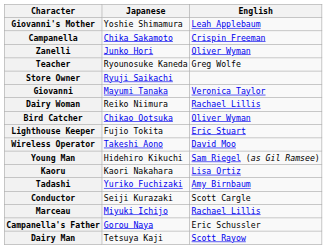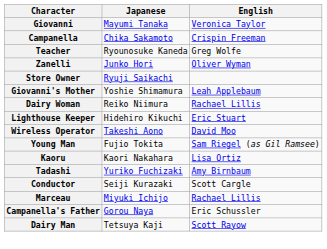rows swapped: (53, 91) <-> (53, 24)
rows swapped: (53, 51) <-> (53, 64)
- row: (53, 118)
(133, 131) Fujio Tokita -> (143, 118) Hidehiro Kikuchi
(143, 158) Hidehiro Kikuchi -> (133, 144) Fujio Tokita
